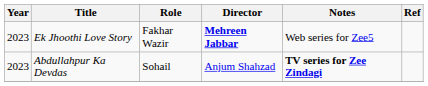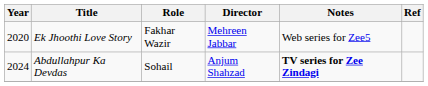(18, 36) 2023 -> (18, 36) 2020
(226, 36) bold -> (227, 36) normal
(18, 66) 2023 -> (18, 66) 2024
